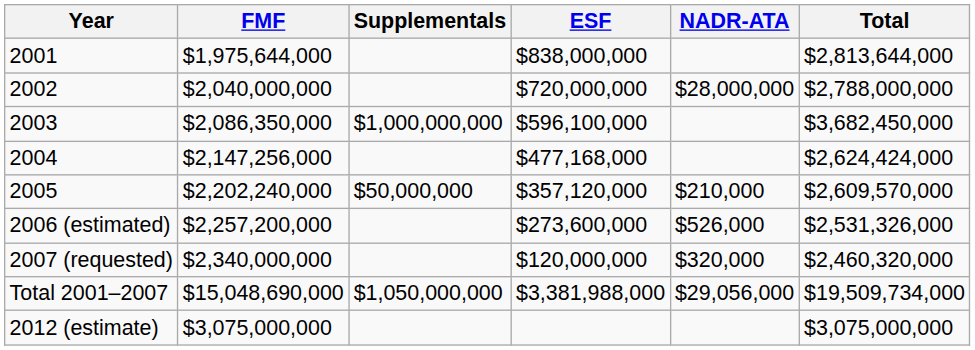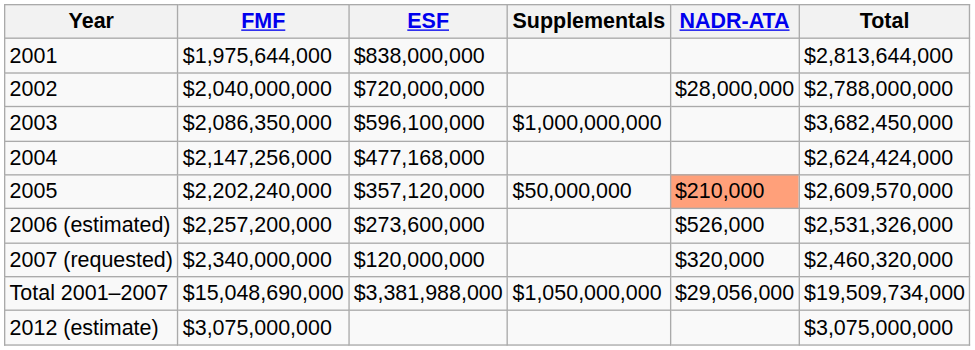columns swapped: (591, 21) <-> (430, 21)
(720, 191) no background -> (720, 191) lightsalmon background
